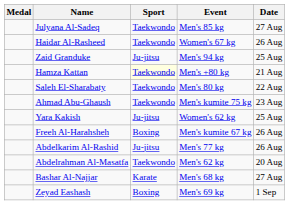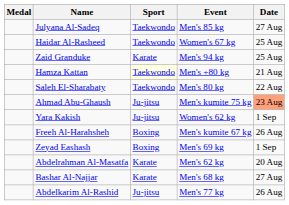(269, 42) 26 Aug -> (269, 42) 25 Aug
(146, 57) Ju-jitsu -> (145, 57) Karate
(154, 102) Taekwondo -> (146, 102) Ju-jitsu
(269, 102) no background -> (269, 102) lightsalmon background
(269, 117) 25 Aug -> (266, 117) 1 Sep
rows swapped: (77, 147) <-> (63, 192)
(154, 162) Taekwondo -> (145, 162) Karate
